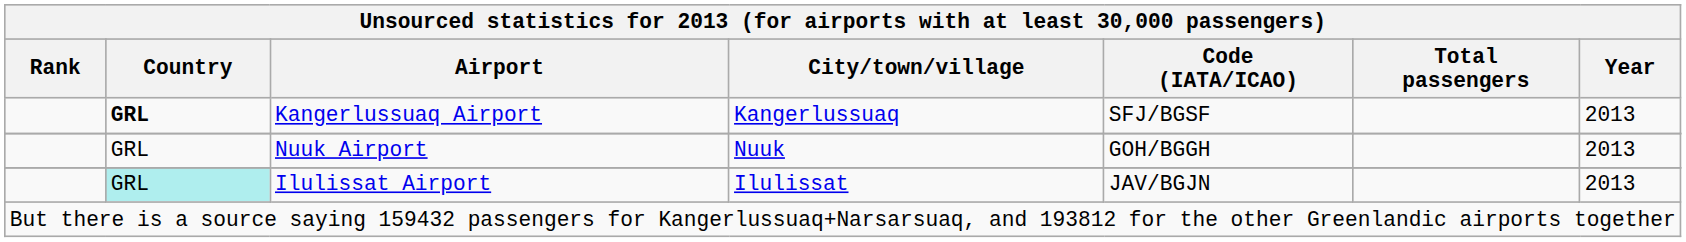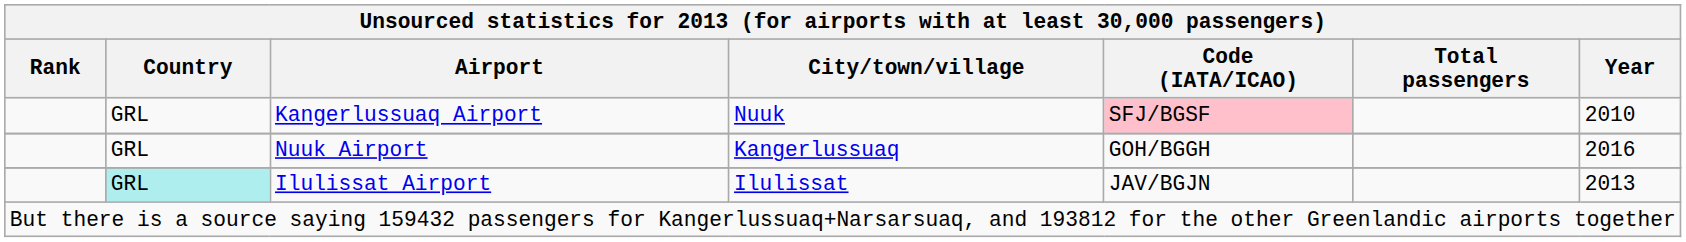(130, 116) bold -> (130, 116) normal
(817, 116) Kangerlussuaq -> (760, 116) Nuuk
(1160, 116) no background -> (1160, 116) pink background
(1610, 116) 2013 -> (1610, 116) 2010
(760, 150) Nuuk -> (817, 150) Kangerlussuaq
(1610, 150) 2013 -> (1610, 150) 2016
